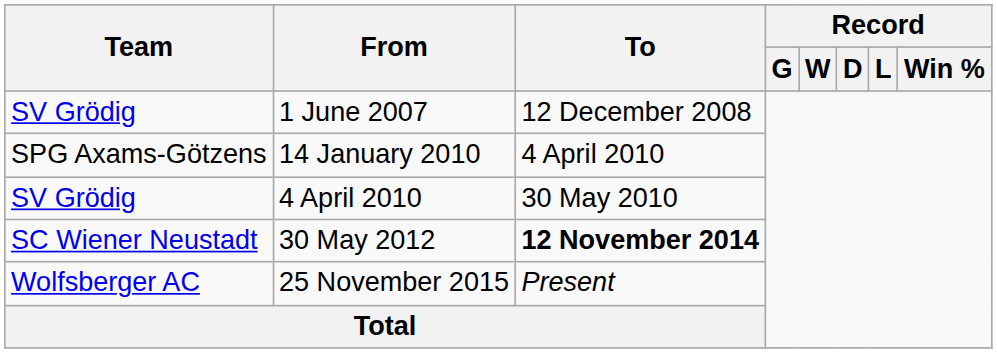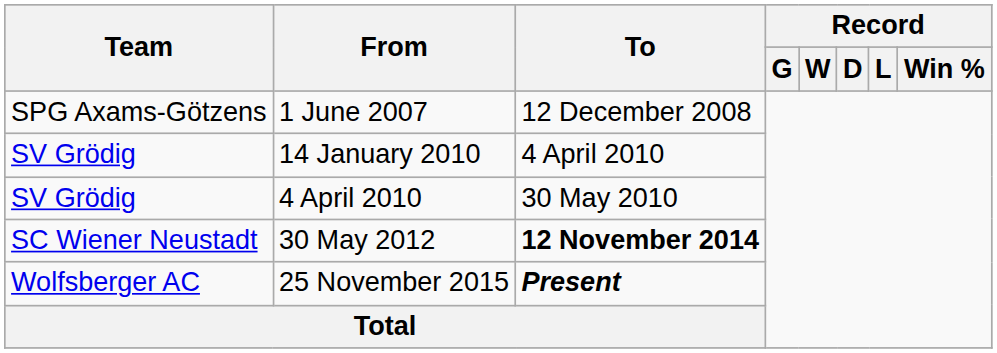(73, 111) SV Grödig -> (139, 111) SPG Axams-Götzens
(139, 154) SPG Axams-Götzens -> (73, 154) SV Grödig
(568, 283) normal -> (571, 283) bold
